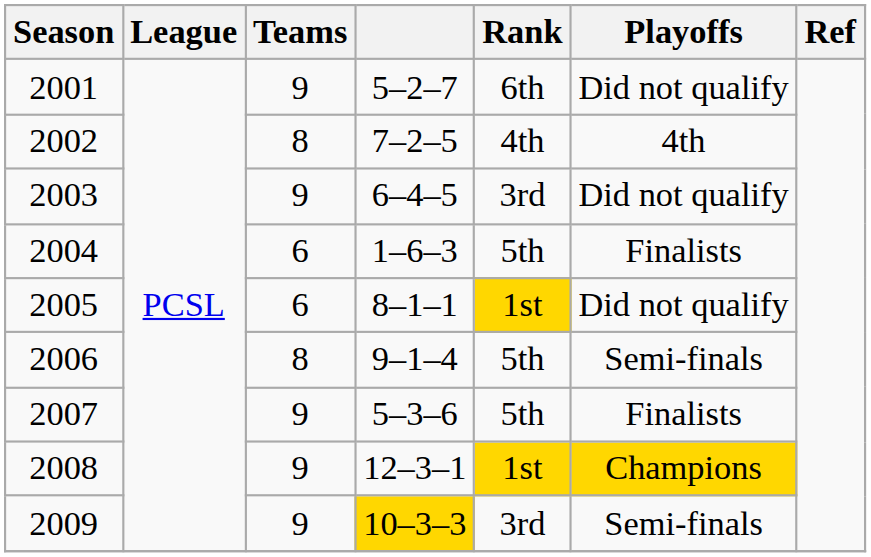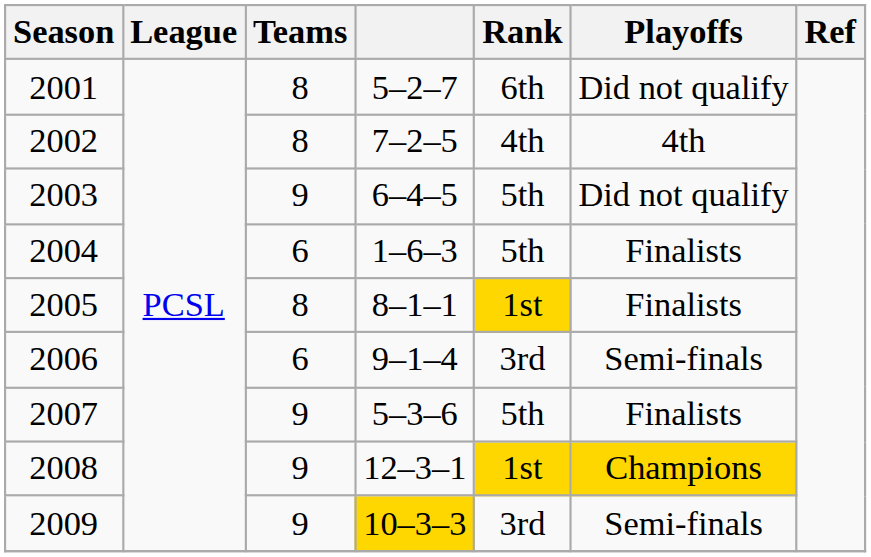(300, 86) 9 -> (300, 86) 8
(522, 195) 3rd -> (522, 195) 5th
(300, 304) 6 -> (300, 304) 8
(684, 304) Did not qualify -> (684, 304) Finalists
(300, 359) 8 -> (300, 359) 6
(522, 359) 5th -> (522, 359) 3rd
